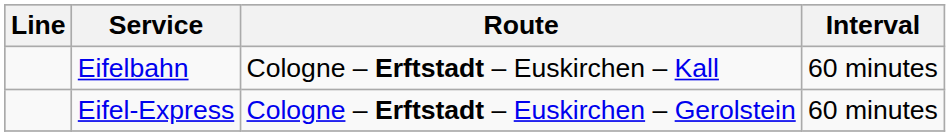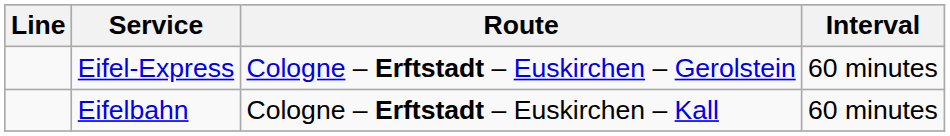rows swapped: (156, 109) <-> (133, 67)
